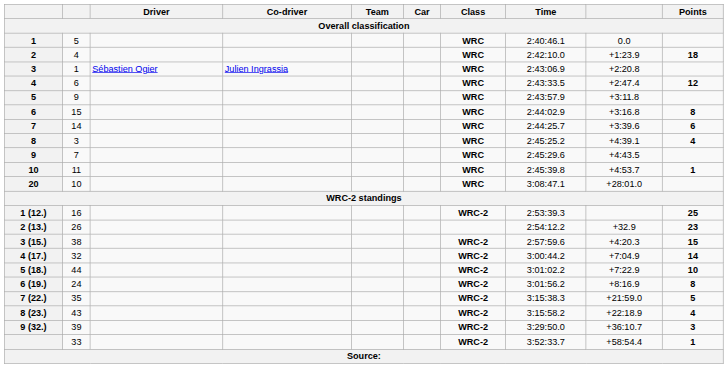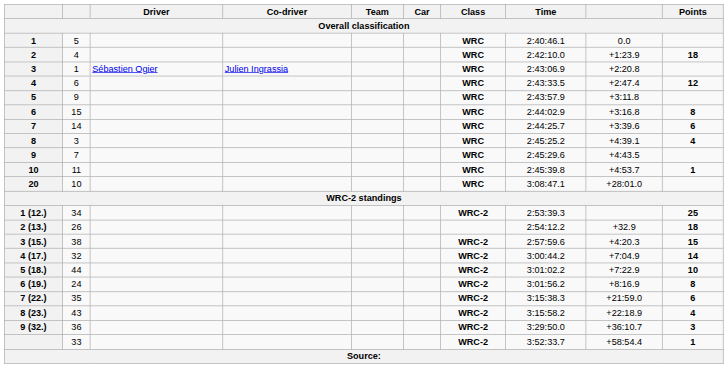(76, 212) 16 -> (76, 212) 34
(693, 227) 23 -> (693, 227) 18
(693, 298) 5 -> (693, 298) 6
(76, 327) 39 -> (76, 327) 36
